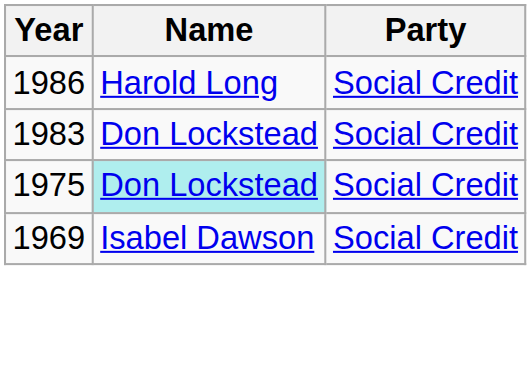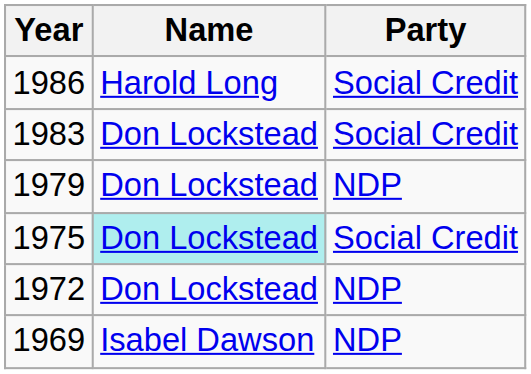+ row: (49, 185)
+ row: (49, 289)
(425, 237) Social Credit -> (367, 340) NDP
